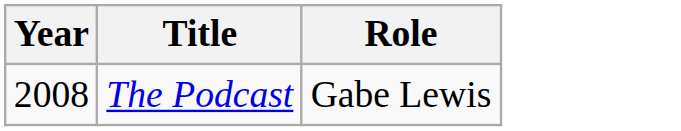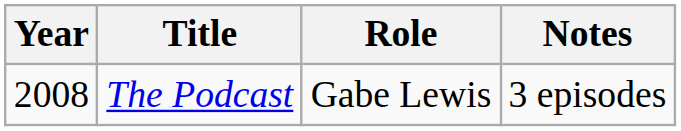+ column: (587, 34)
